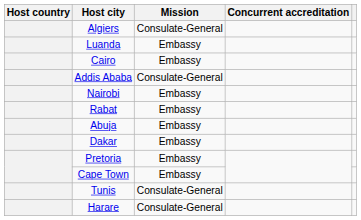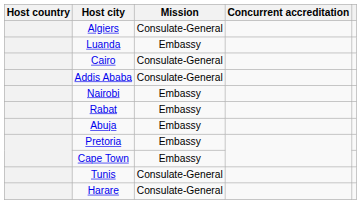(180, 61) Embassy -> (180, 61) Consulate-General
- row: (103, 142)
